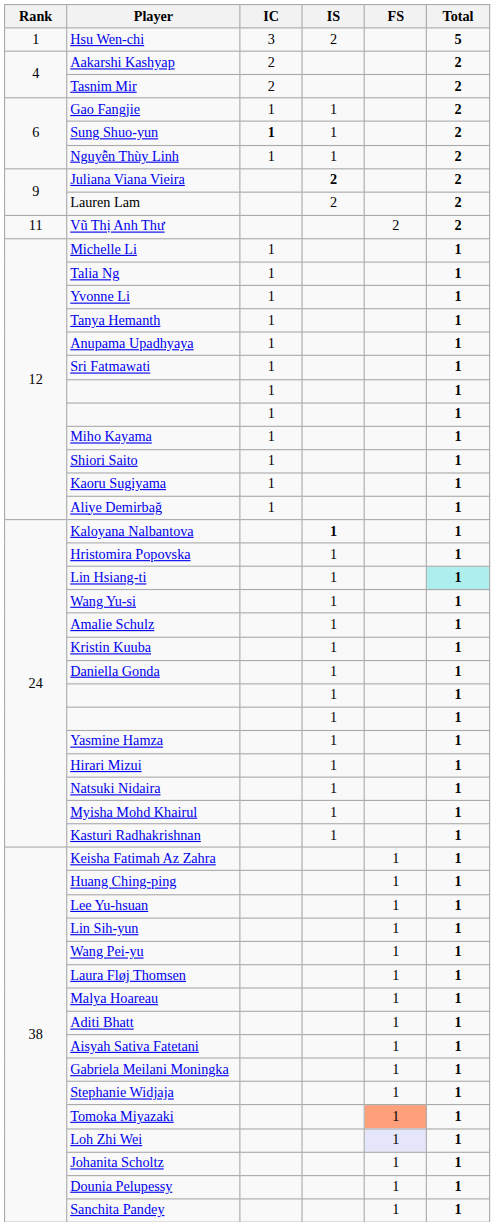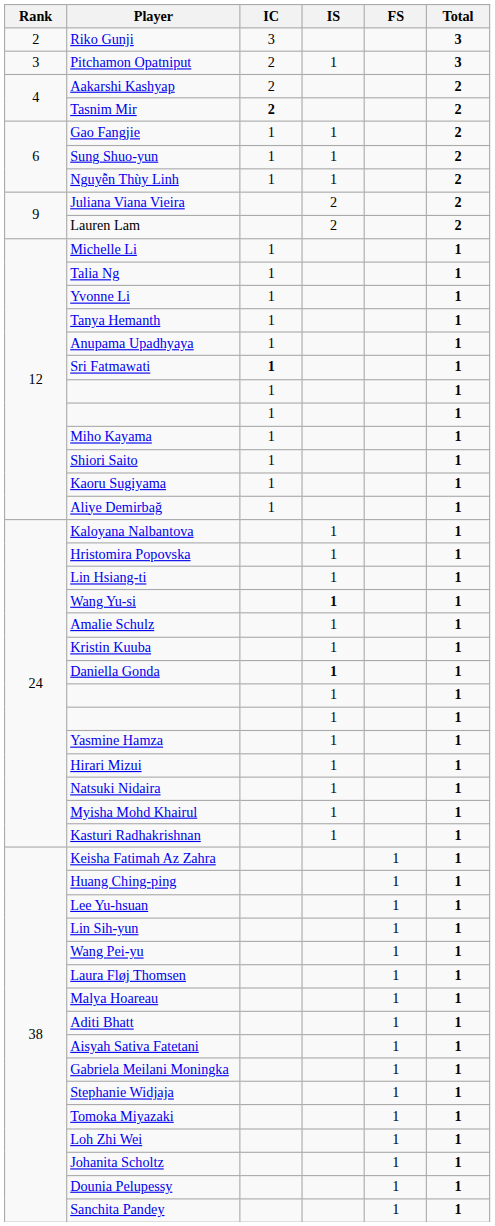- row: (36, 39)
+ row: (36, 39)
+ row: (36, 62)
(271, 86) normal -> (271, 109) bold
(271, 133) bold -> (271, 156) normal
(333, 179) bold -> (333, 203) normal
- row: (36, 226)
(271, 367) normal -> (271, 367) bold
(333, 531) bold -> (333, 531) normal
(458, 577) paleturquoise background -> (458, 577) no background
(333, 601) normal -> (333, 601) bold
(333, 671) normal -> (333, 671) bold
(396, 1116) lightsalmon background -> (396, 1116) no background
(396, 1139) lavender background -> (396, 1139) no background
